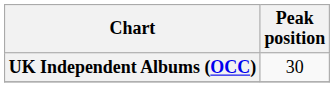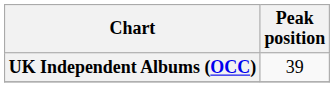(295, 67) 30 -> (295, 67) 39
